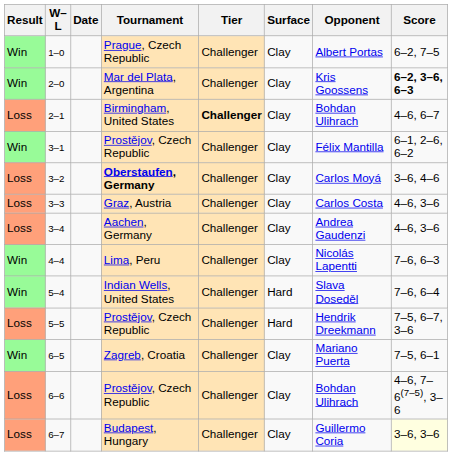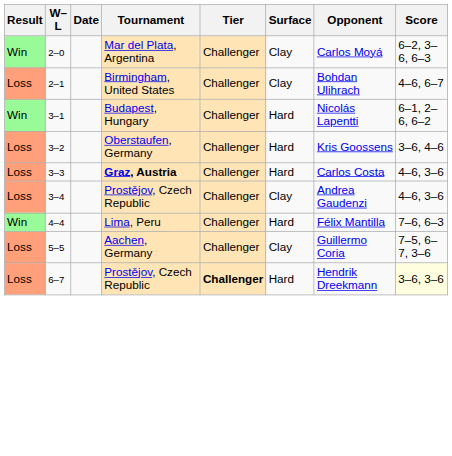- row: (56, 52)
(342, 83) Kris Goossens -> (350, 51) Carlos Moyá
(418, 83) bold -> (418, 51) normal
(232, 115) bold -> (231, 83) normal
(148, 146) Prostějov, Czech Republic -> (131, 115) Budapest, Hungary
(279, 146) Clay -> (281, 115) Hard
(349, 146) Félix Mantilla -> (338, 115) Nicolás Lapentti
(140, 178) bold -> (138, 146) normal
(279, 178) Clay -> (281, 146) Hard
(348, 178) Carlos Moyá -> (355, 146) Kris Goossens
(138, 203) normal -> (140, 172) bold
(279, 203) Clay -> (281, 172) Hard
(128, 228) Aachen, Germany -> (148, 197) Prostějov, Czech Republic
(279, 260) Clay -> (281, 222) Hard
(336, 260) Nicolás Lapentti -> (351, 222) Félix Mantilla
- row: (56, 292)
(148, 323) Prostějov, Czech Republic -> (128, 247) Aachen, Germany
(280, 323) Hard -> (280, 247) Clay
(346, 323) Hendrik Dreekmann -> (342, 247) Guillermo Coria
- row: (56, 356)
- row: (56, 396)
(130, 435) Budapest, Hungary -> (148, 279) Prostějov, Czech Republic
(230, 435) normal -> (233, 279) bold
(279, 435) Clay -> (281, 279) Hard
(340, 435) Guillermo Coria -> (347, 279) Hendrik Dreekmann
